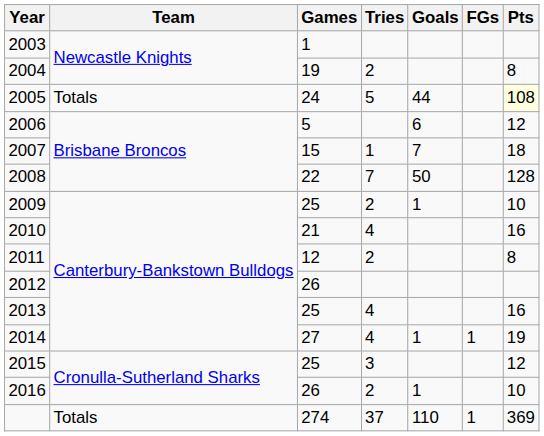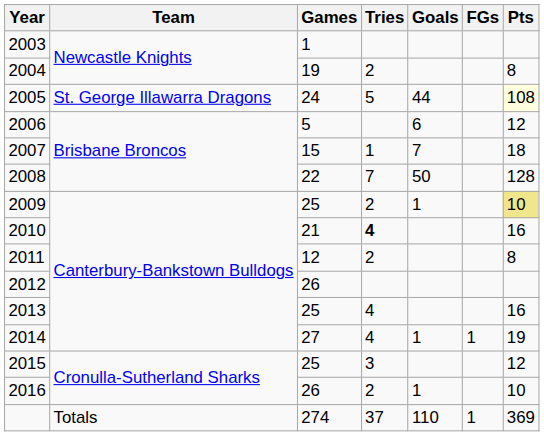(75, 97) Totals -> (162, 97) St. George Illawarra Dragons
(516, 204) no background -> (516, 204) khaki background
(370, 230) normal -> (370, 230) bold
